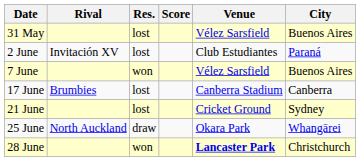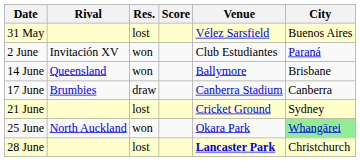(141, 52) lost -> (143, 52) won
- row: (23, 71)
+ row: (26, 71)
(141, 90) lost -> (144, 90) draw
(144, 128) draw -> (143, 128) won
(315, 128) no background -> (315, 128) lightgreen background
(143, 147) won -> (141, 147) lost
